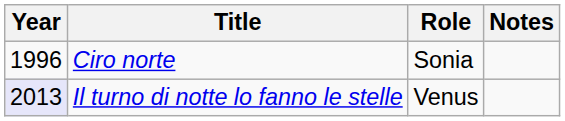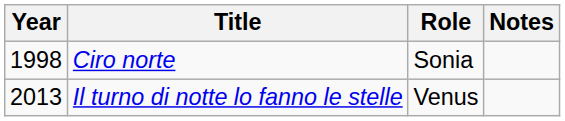(36, 60) 1996 -> (36, 60) 1998
(36, 97) lavender background -> (36, 97) no background
